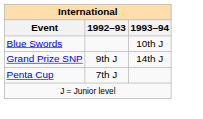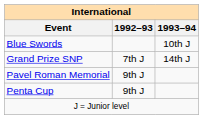(107, 59) 9th J -> (134, 59) 7th J
+ row: (58, 75)
(107, 75) 7th J -> (134, 91) 9th J
